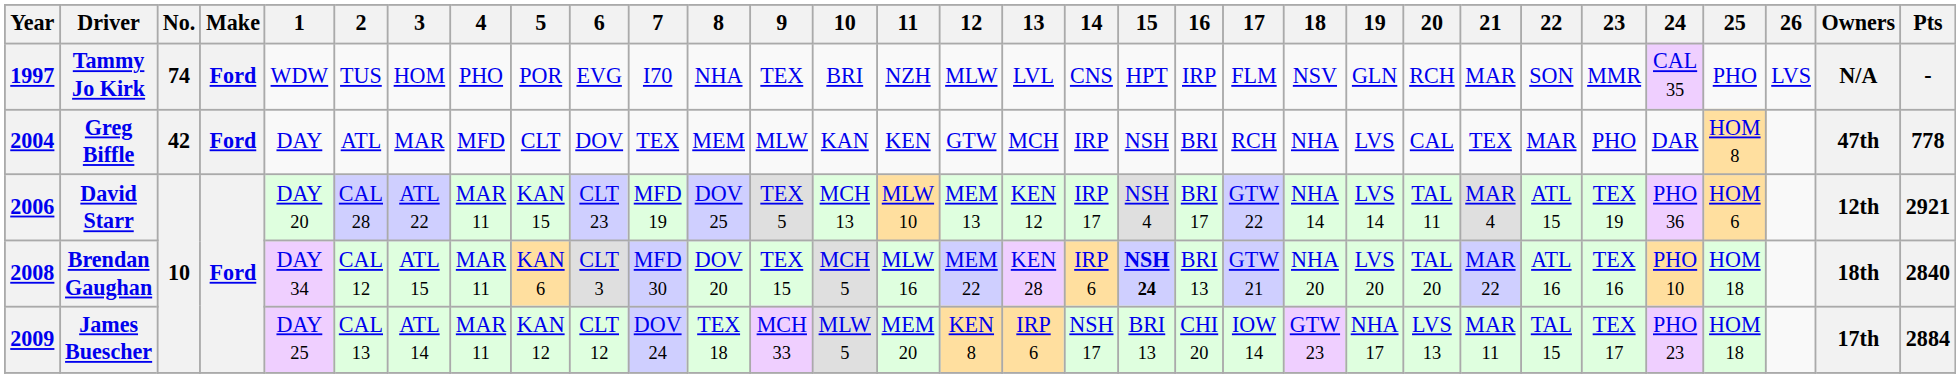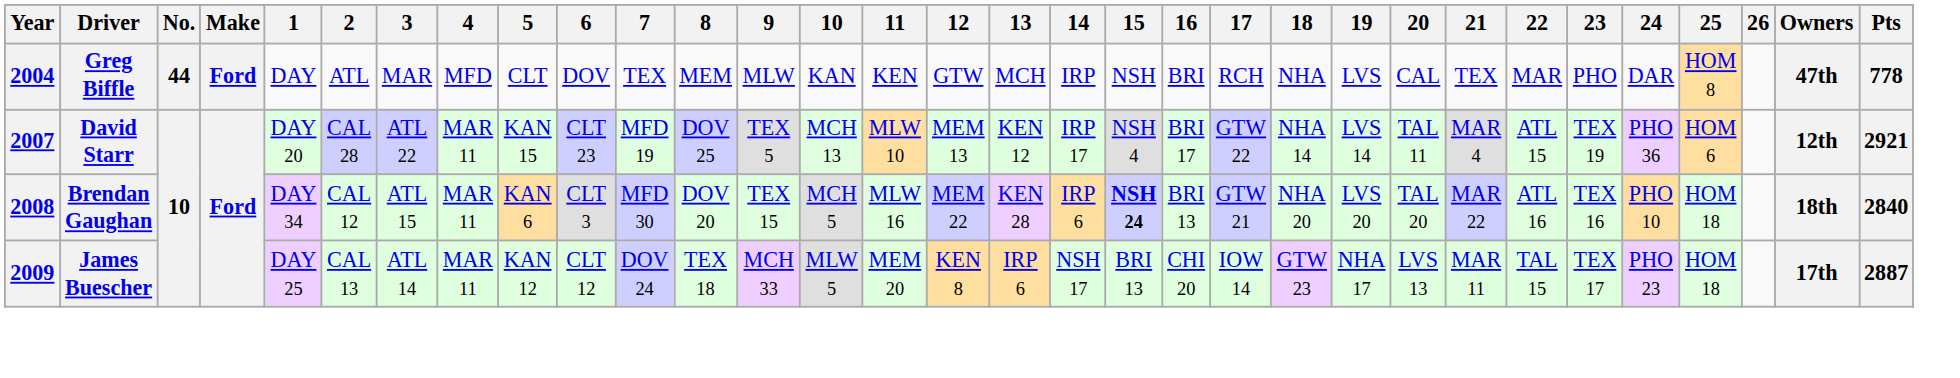- row: (109, 75)
(179, 141) 42 -> (179, 75) 44
(32, 207) 2006 -> (32, 141) 2007
(1928, 339) 2884 -> (1886, 273) 2887
